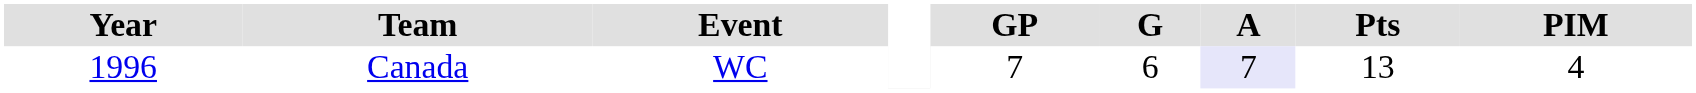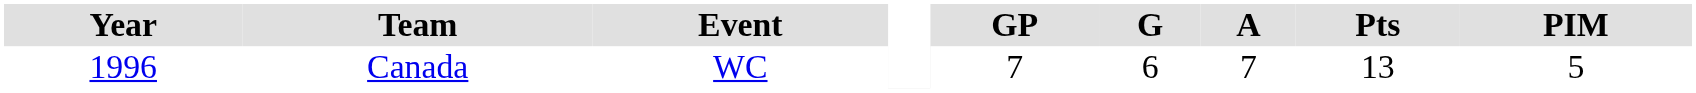(1248, 66) lavender background -> (1248, 66) no background
(1576, 66) 4 -> (1576, 66) 5
